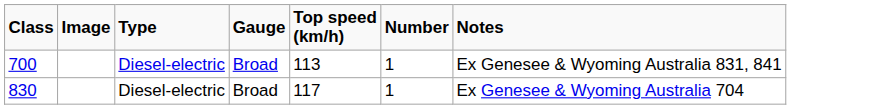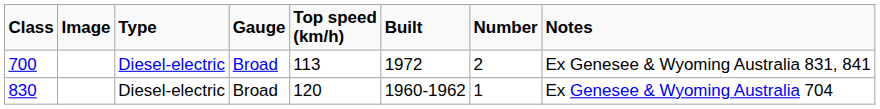+ column: (403, 27)
(389, 63) 1 -> (478, 63) 2
(307, 90) 117 -> (307, 90) 120
